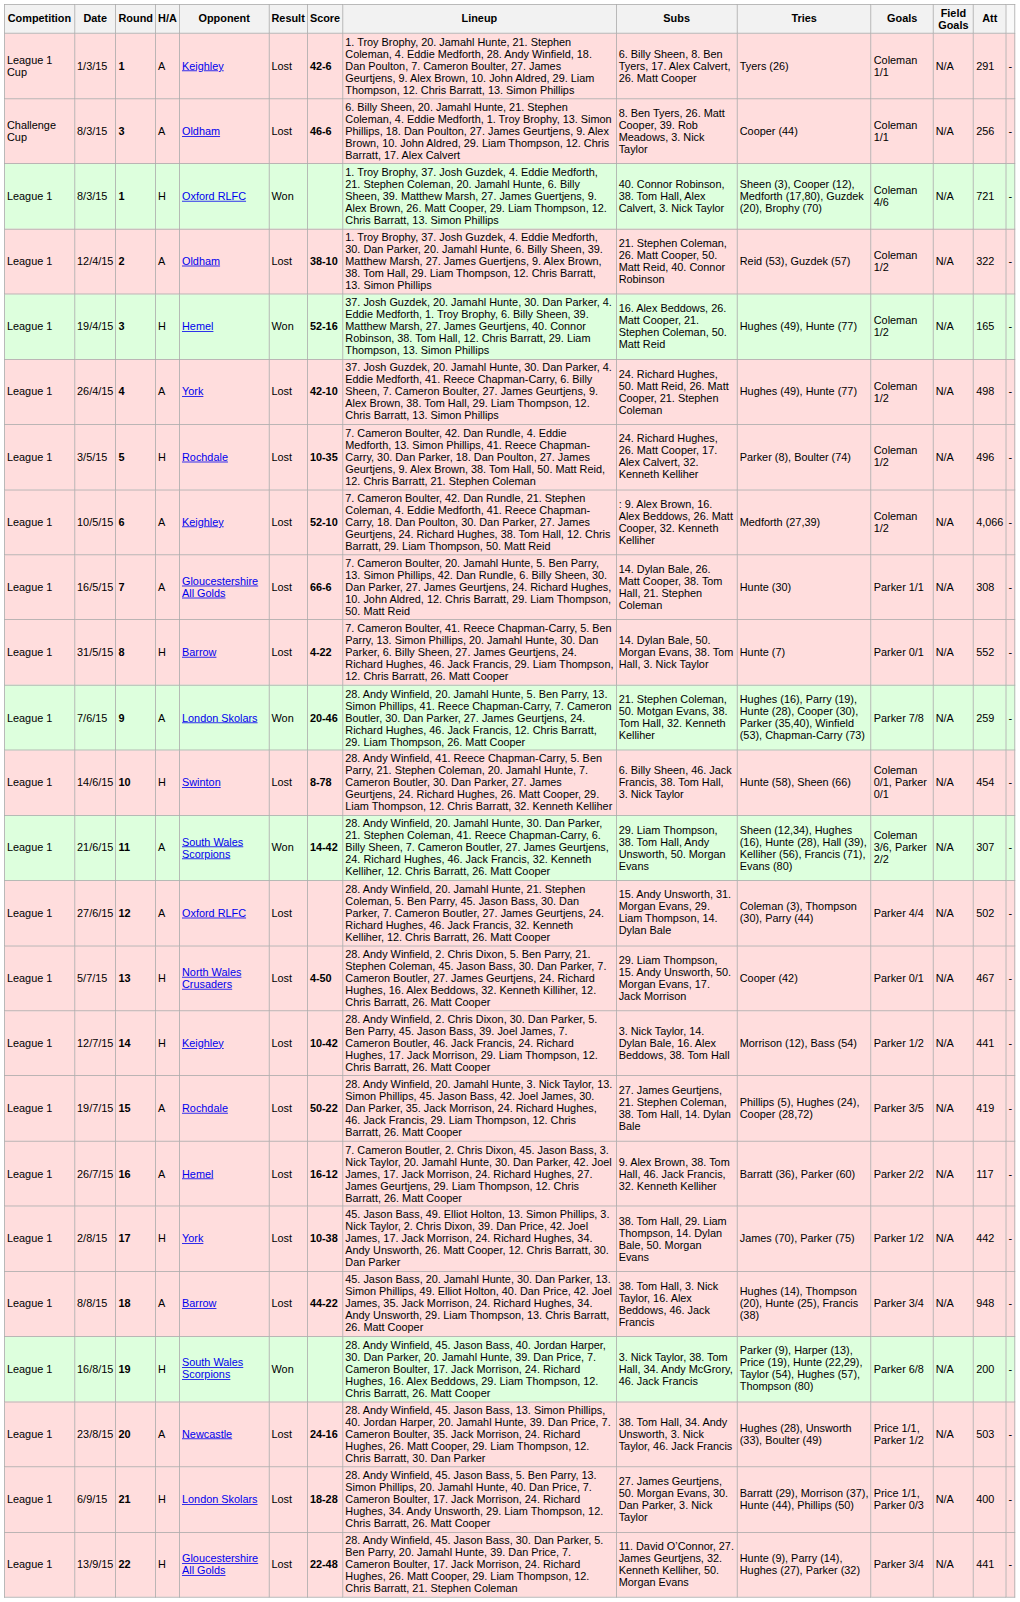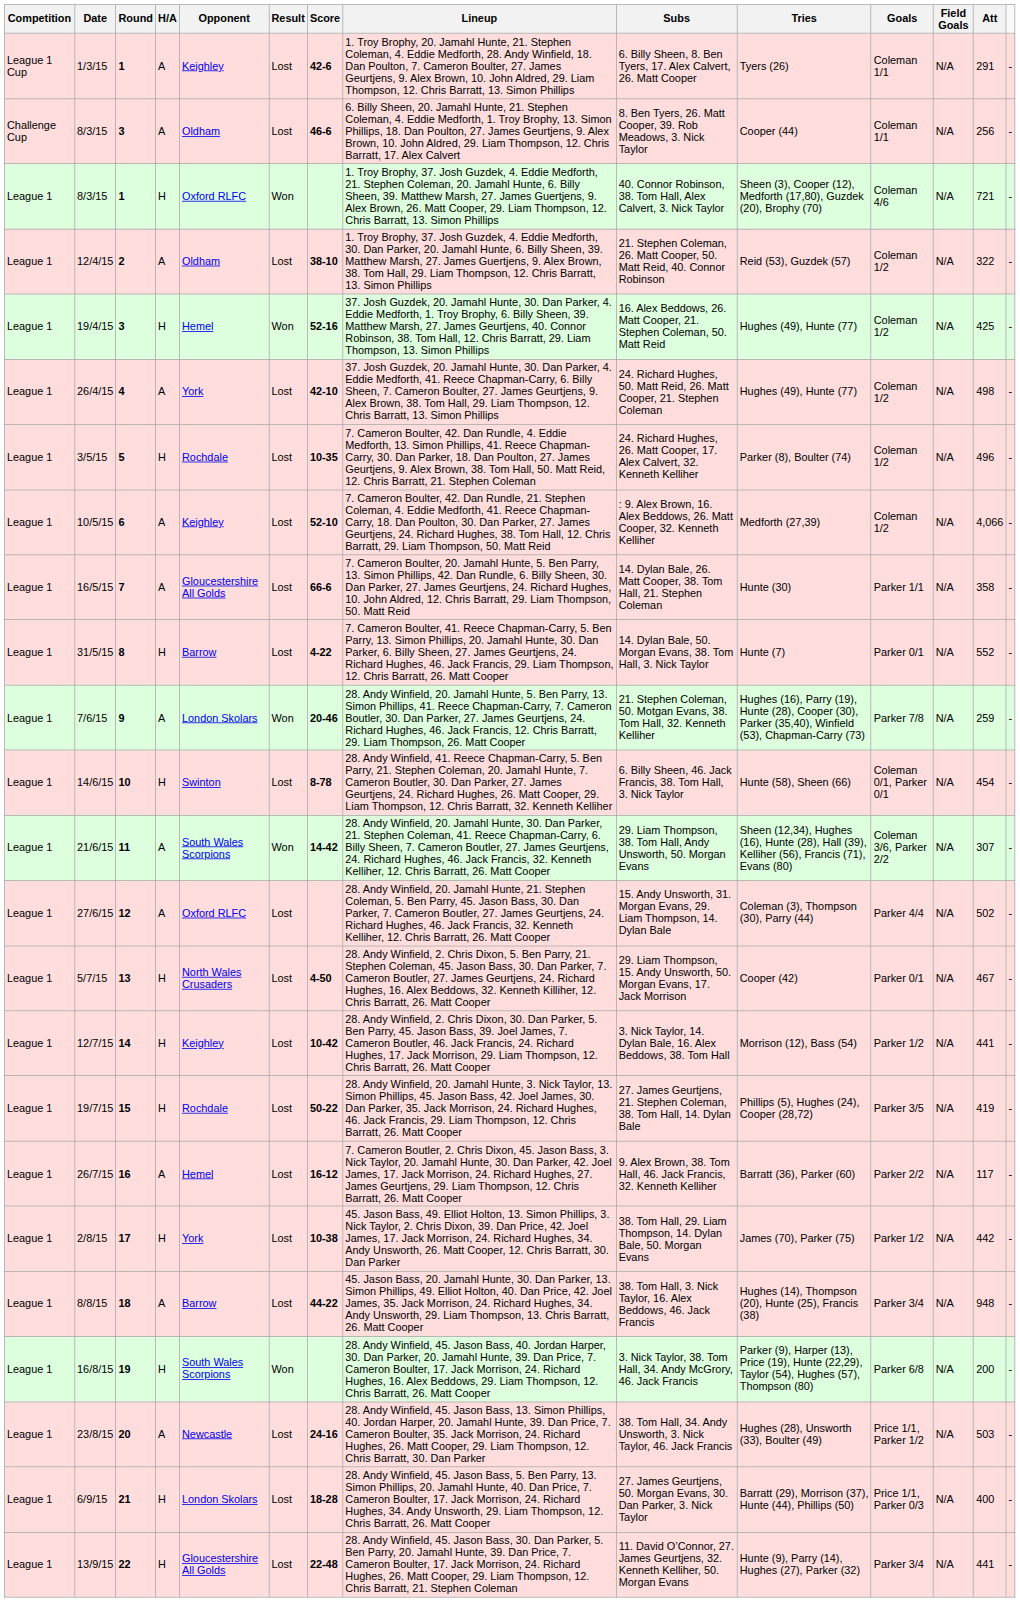(985, 326) 165 -> (985, 326) 425
(985, 587) 308 -> (985, 587) 358
(162, 1108) A -> (162, 1108) H
